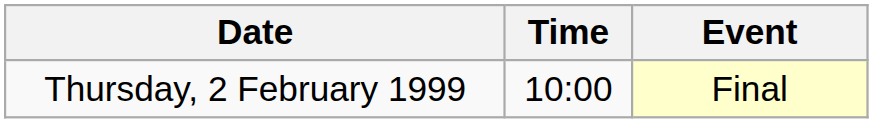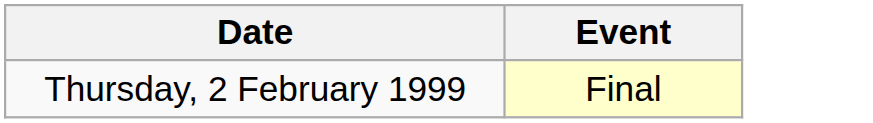- column: (568, 32)
